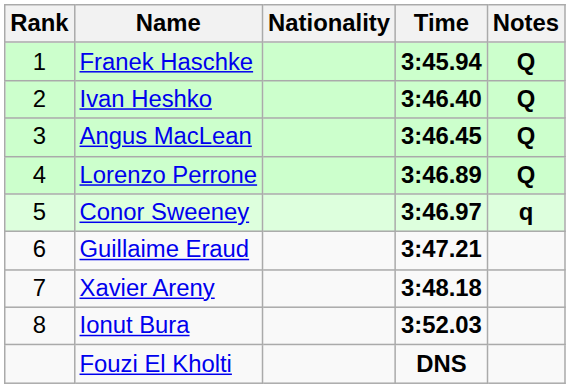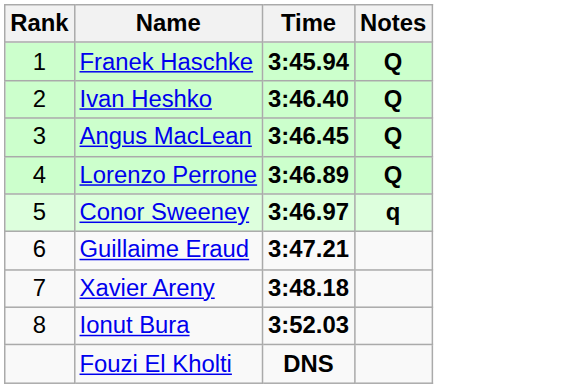- column: (329, 23)
